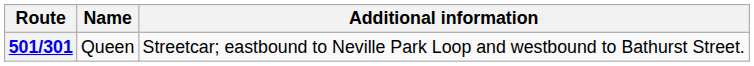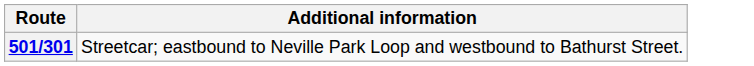- column: (108, 18)
